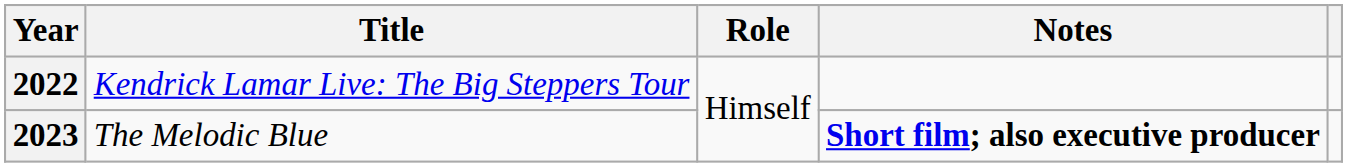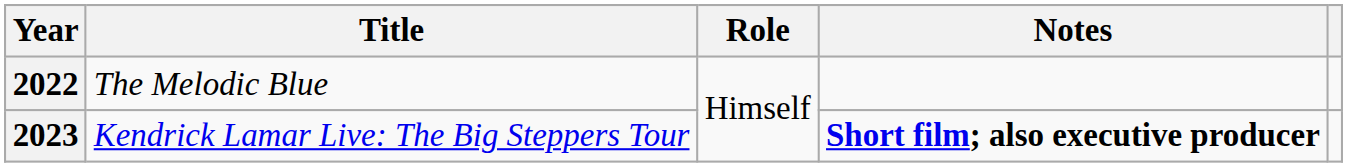(392, 82) Kendrick Lamar Live: The Big Steppers Tour -> (211, 82) The Melodic Blue
(211, 135) The Melodic Blue -> (392, 135) Kendrick Lamar Live: The Big Steppers Tour
